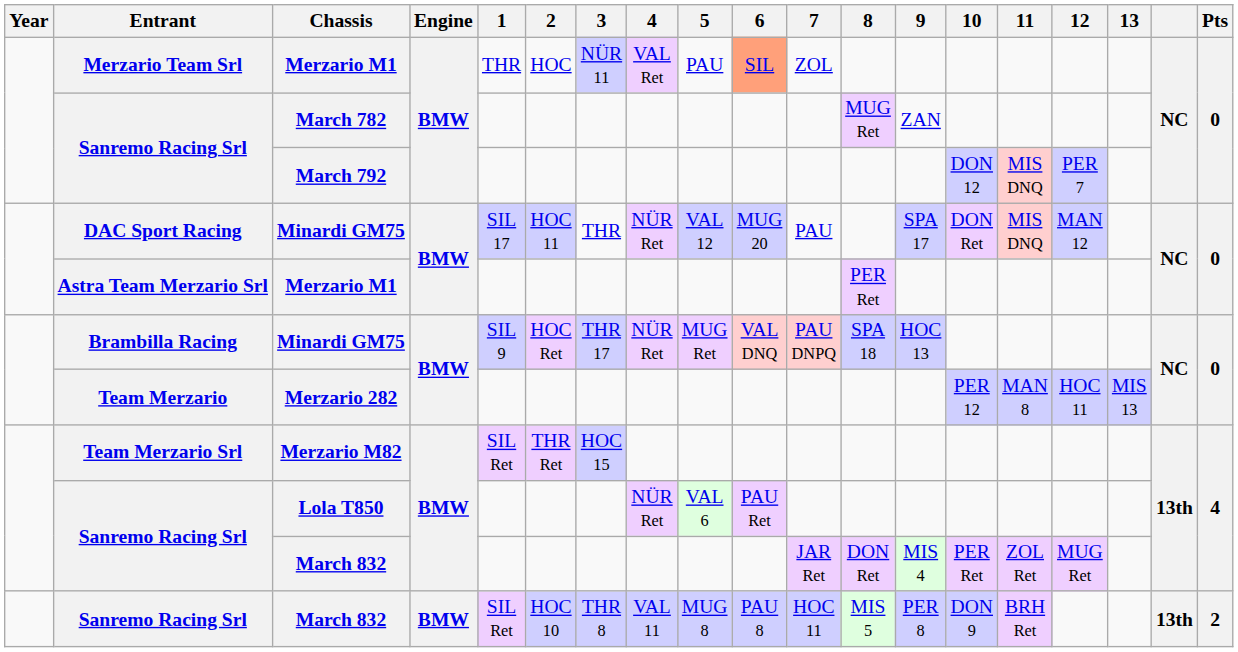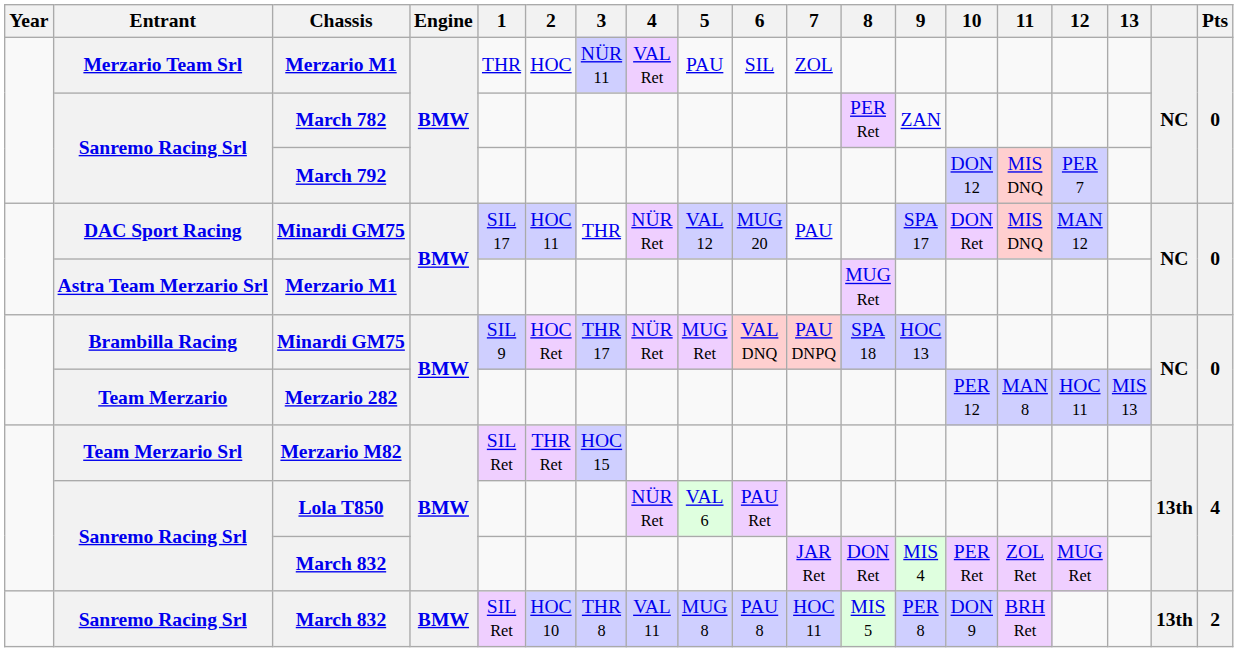(760, 64) lightsalmon background -> (760, 64) no background
(868, 120) MUG Ret -> (868, 120) PER Ret
(868, 286) PER Ret -> (868, 286) MUG Ret
